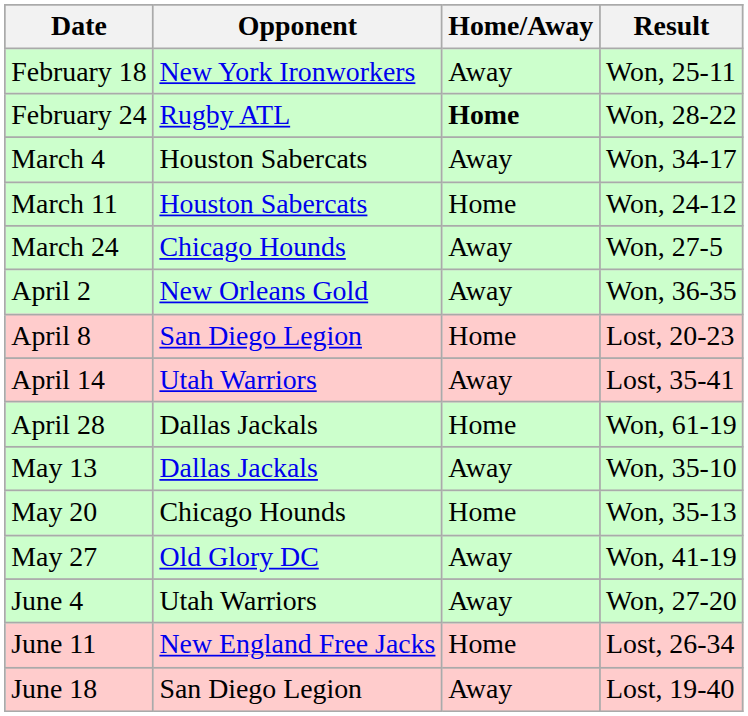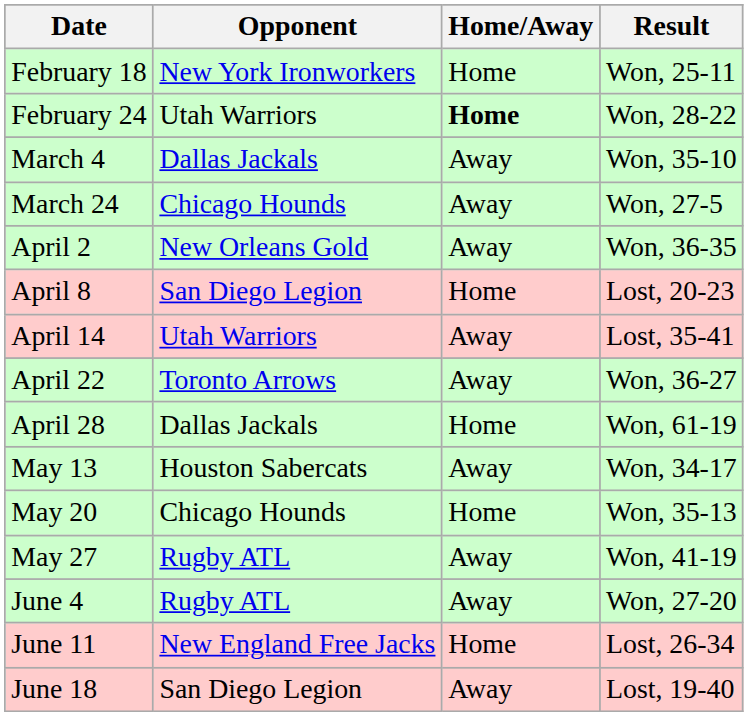(480, 70) Away -> (482, 70) Home
(225, 114) Rugby ATL -> (238, 114) Utah Warriors
(263, 159) Houston Sabercats -> (239, 159) Dallas Jackals
(671, 159) Won, 34-17 -> (671, 159) Won, 35-10
- row: (65, 203)
+ row: (58, 379)
(239, 468) Dallas Jackals -> (263, 468) Houston Sabercats
(671, 468) Won, 35-10 -> (671, 468) Won, 34-17
(239, 556) Old Glory DC -> (225, 556) Rugby ATL
(238, 600) Utah Warriors -> (225, 600) Rugby ATL
